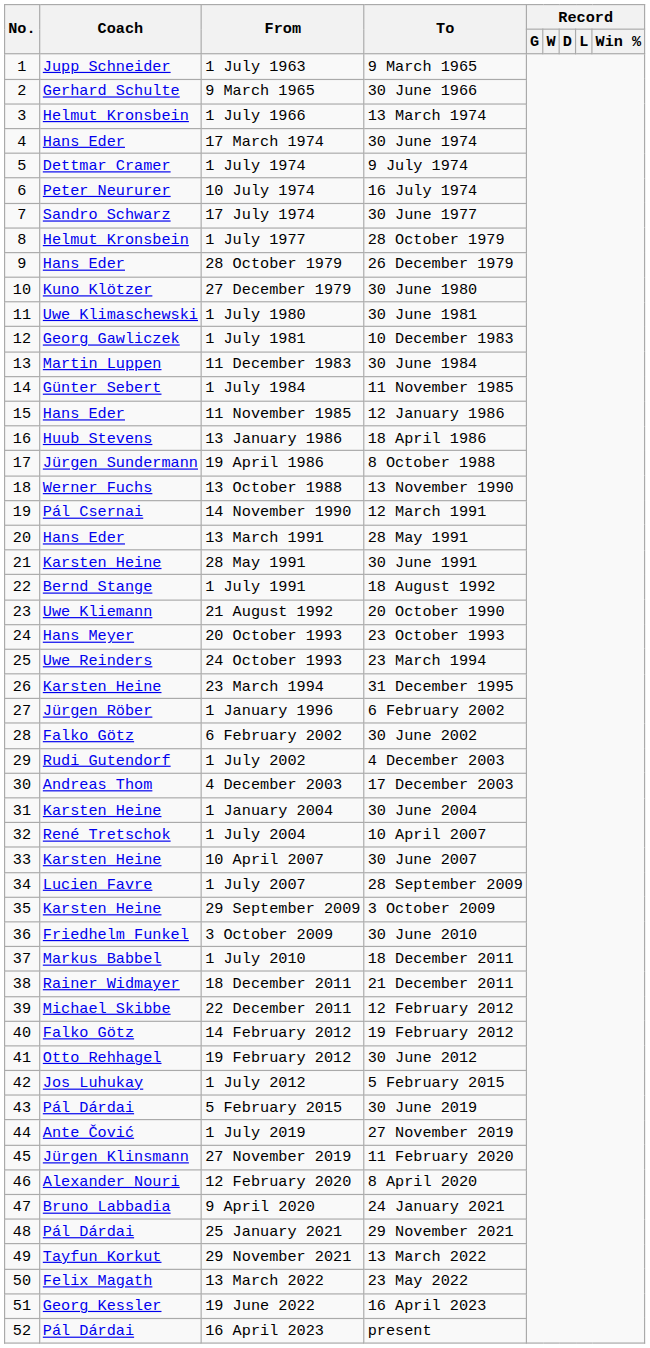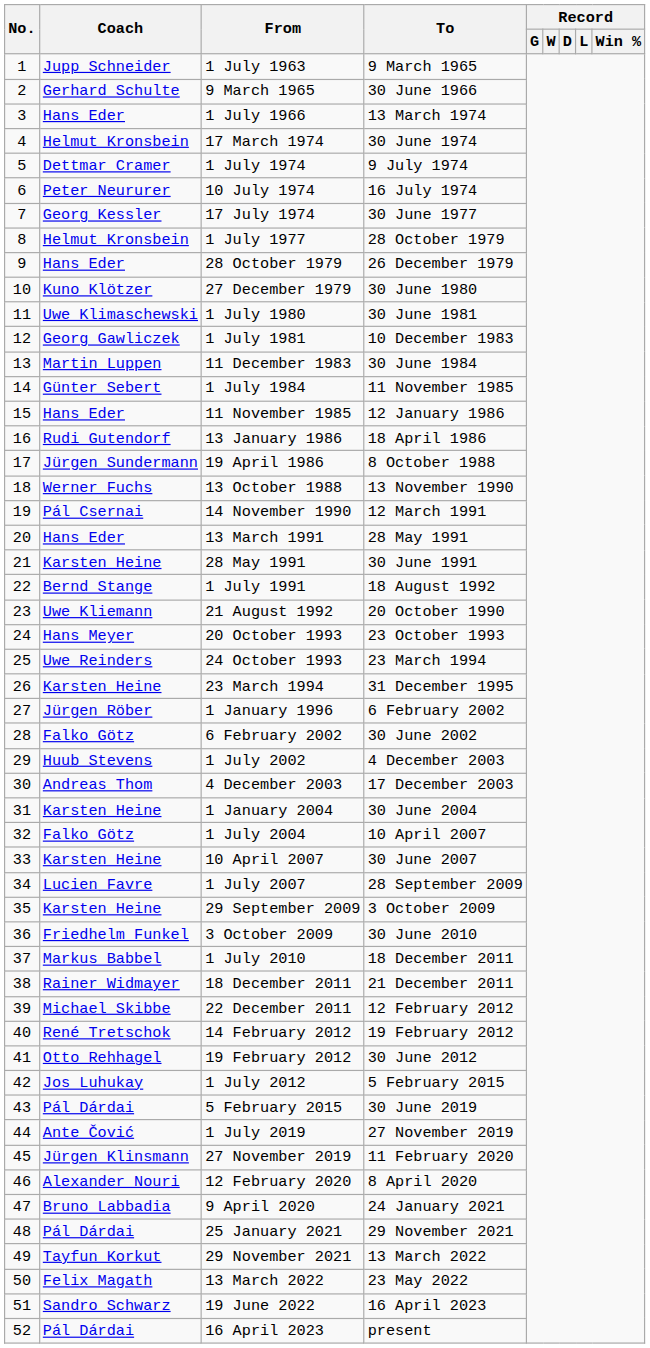(116, 116) Helmut Kronsbein -> (84, 116) Hans Eder
(84, 141) Hans Eder -> (116, 141) Helmut Kronsbein
(107, 215) Sandro Schwarz -> (102, 215) Georg Kessler
(98, 438) Huub Stevens -> (107, 438) Rudi Gutendorf
(107, 761) Rudi Gutendorf -> (98, 761) Huub Stevens
(107, 835) René Tretschok -> (88, 835) Falko Götz
(88, 1033) Falko Götz -> (107, 1033) René Tretschok
(102, 1306) Georg Kessler -> (107, 1306) Sandro Schwarz
